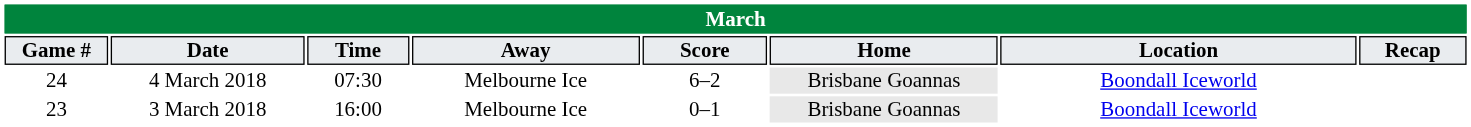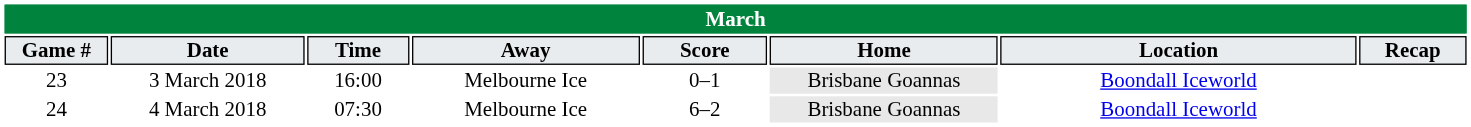rows swapped: (208, 109) <-> (208, 80)
